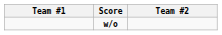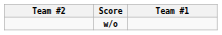columns swapped: (49, 11) <-> (172, 11)
